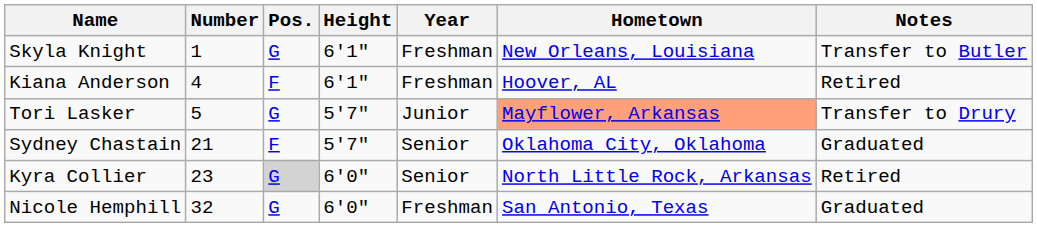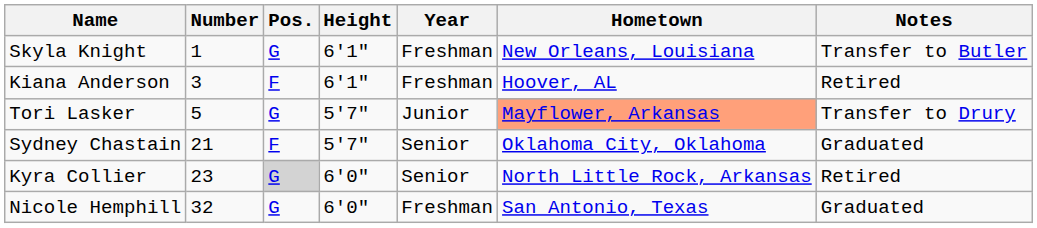(196, 83) 4 -> (196, 83) 3
